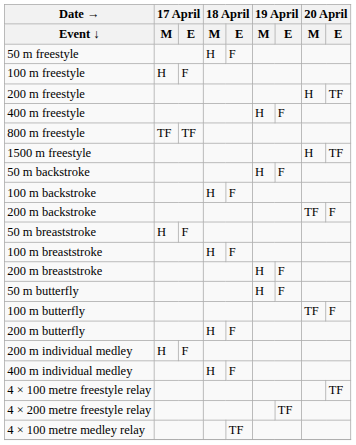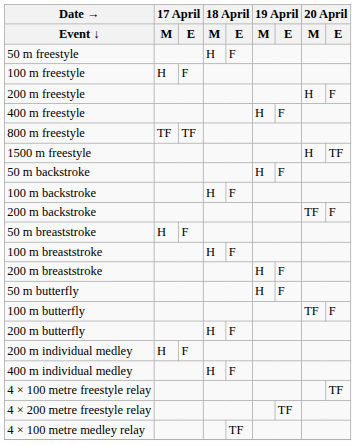(336, 93) TF -> (332, 93) F
